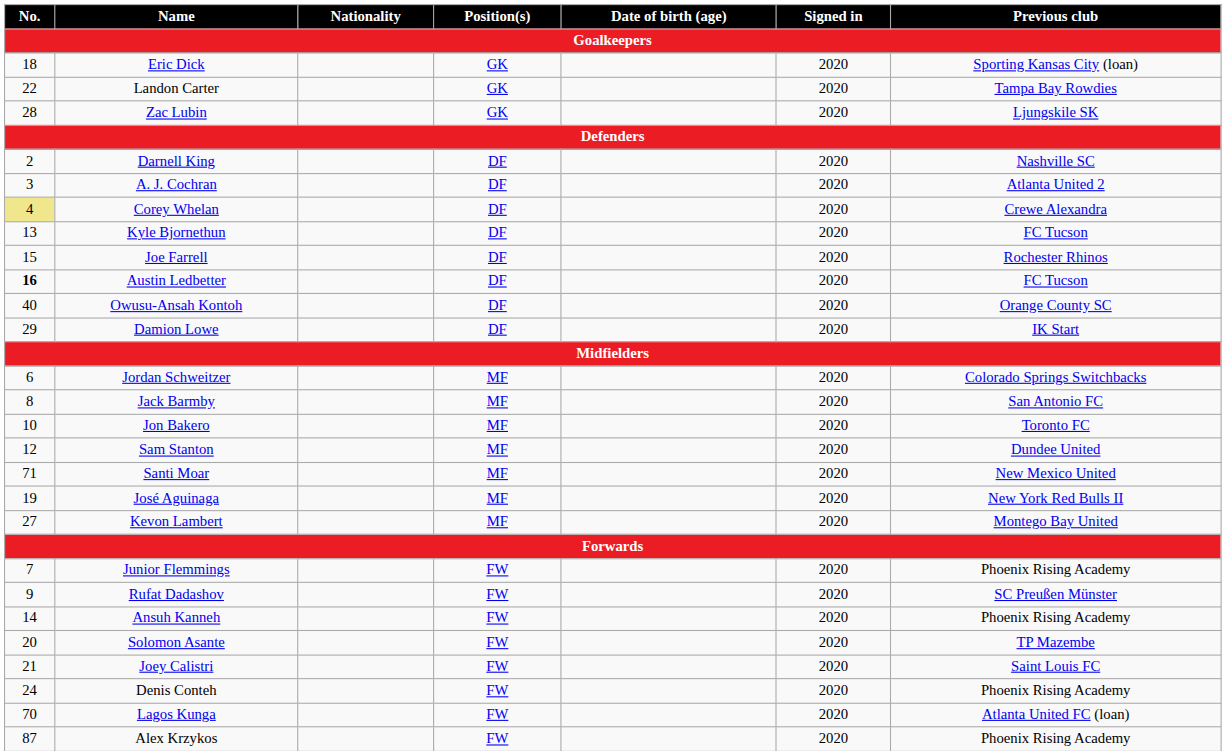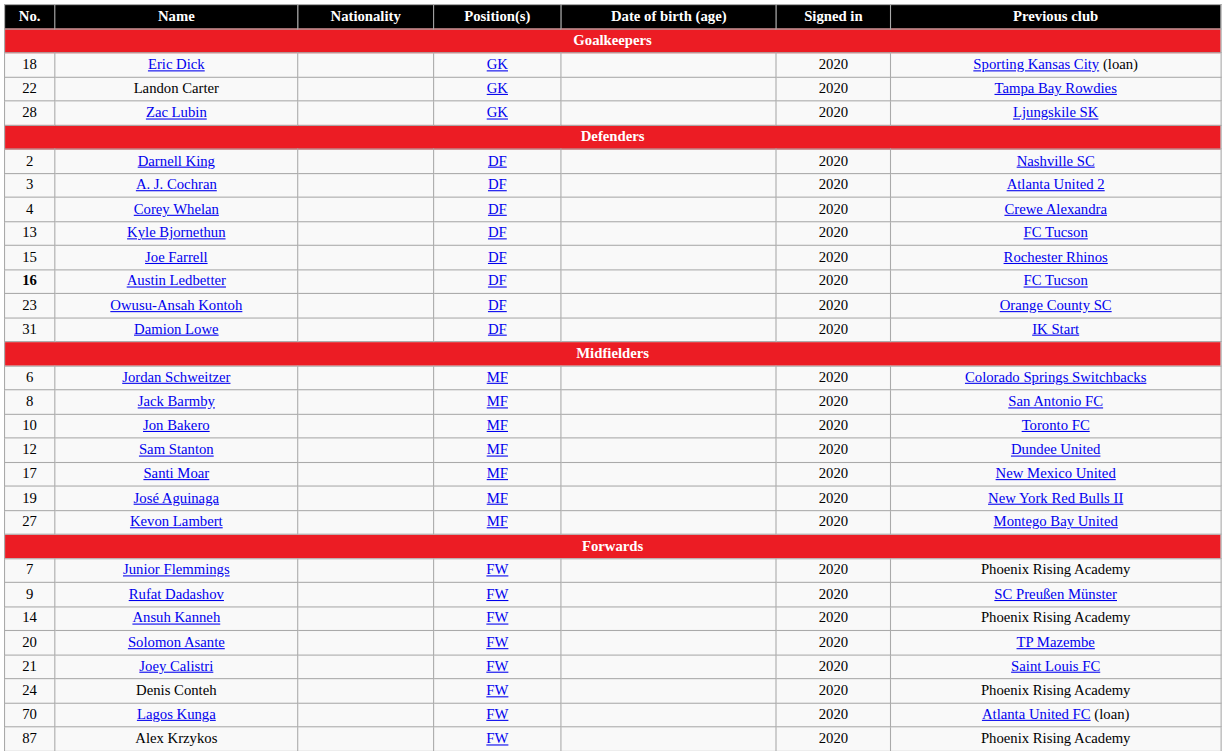(30, 208) khaki background -> (30, 208) no background
(30, 305) 40 -> (30, 305) 23
(30, 329) 29 -> (30, 329) 31
(30, 473) 71 -> (30, 473) 17
